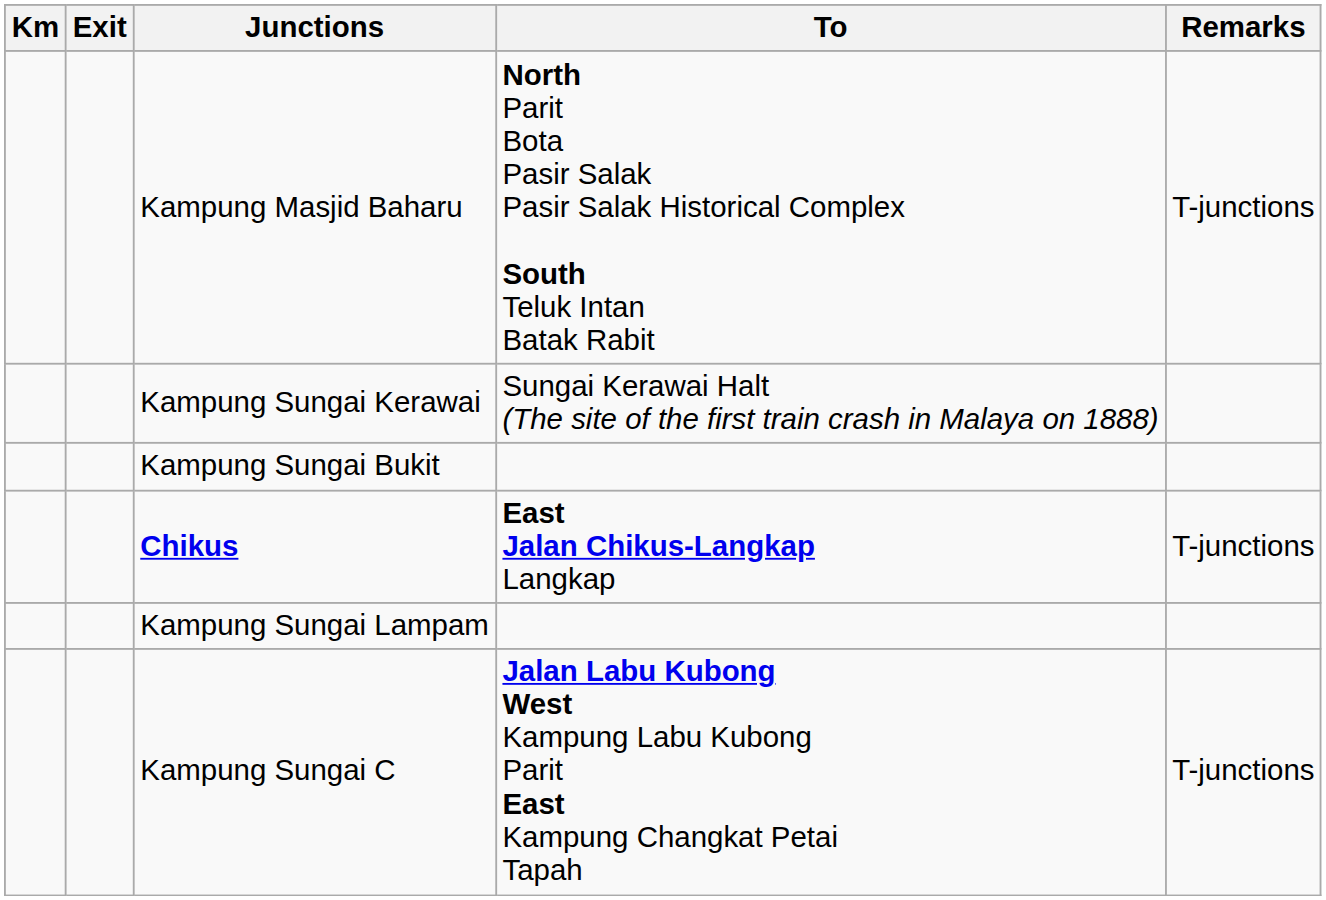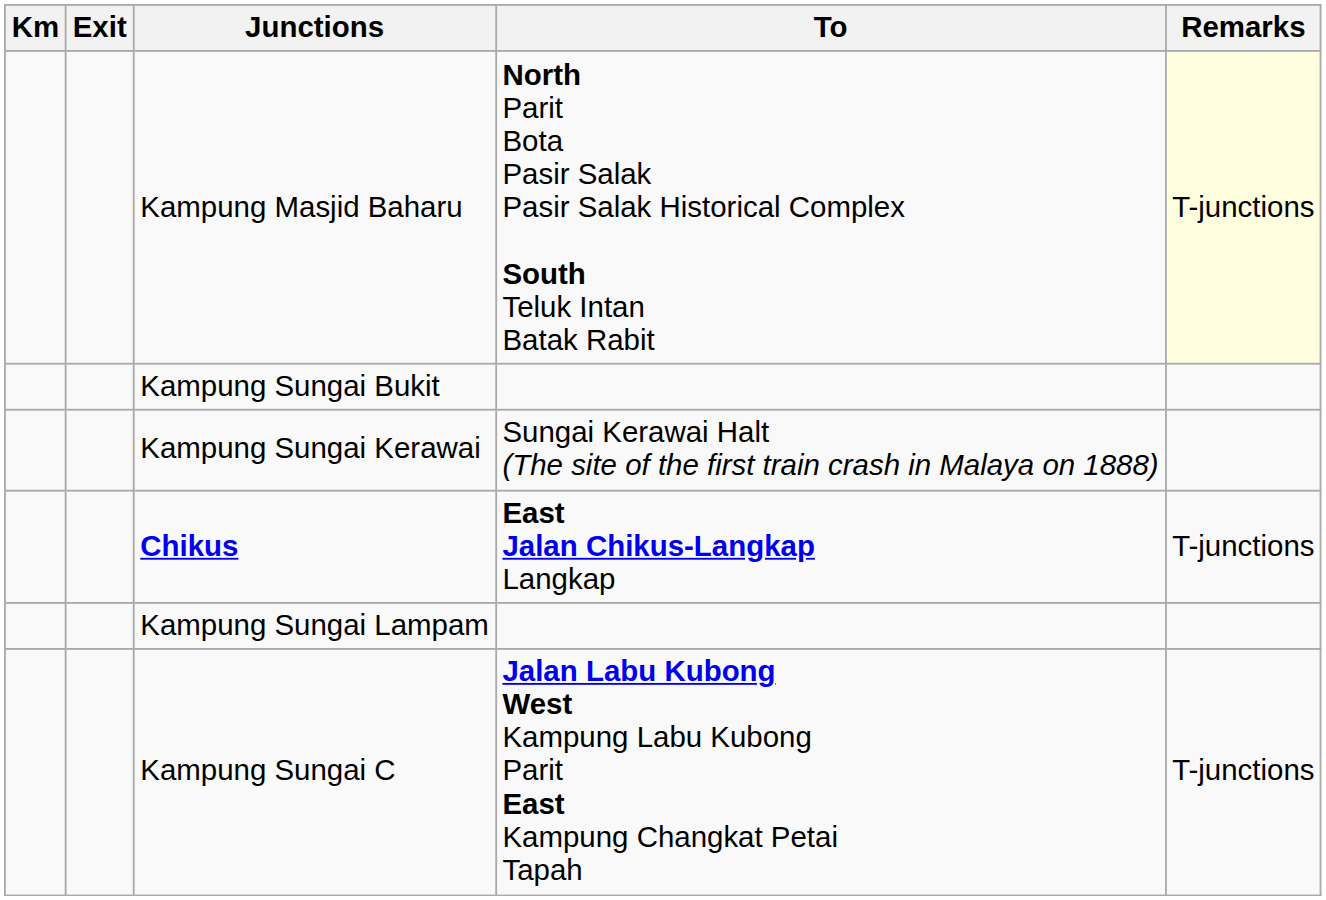(1243, 207) no background -> (1243, 207) lightyellow background
rows swapped: (310, 402) <-> (290, 465)
